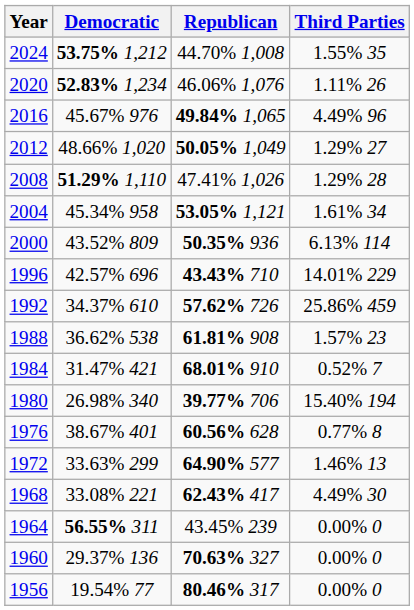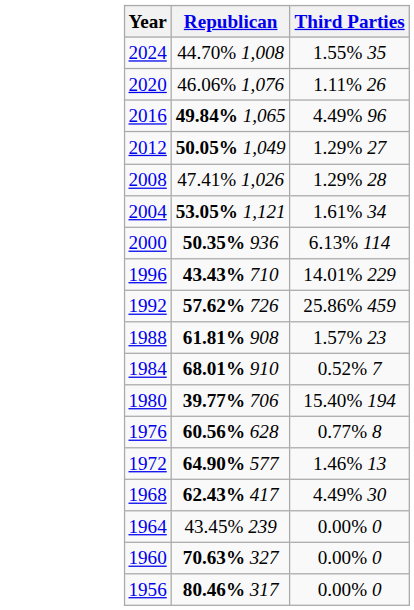- column: (112, 21)
